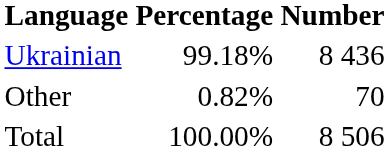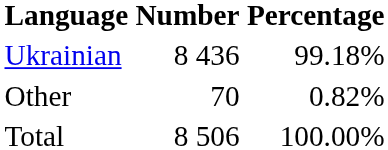columns swapped: (333, 15) <-> (204, 15)
